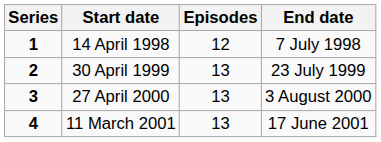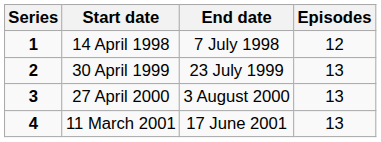columns swapped: (318, 17) <-> (220, 17)
